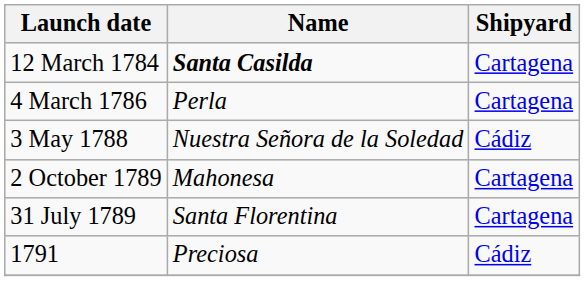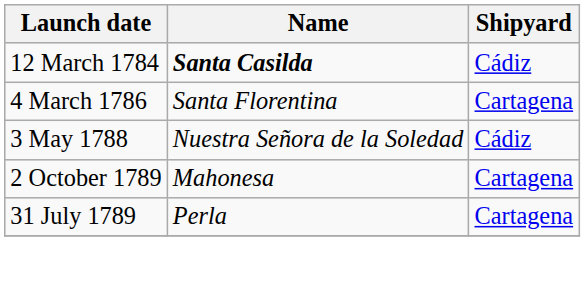(524, 62) Cartagena -> (503, 62) Cádiz
(200, 100) Perla -> (255, 100) Santa Florentina
(255, 216) Santa Florentina -> (200, 216) Perla
- row: (35, 255)
